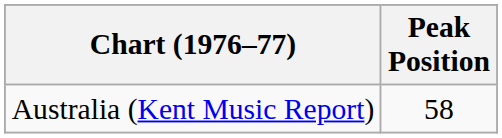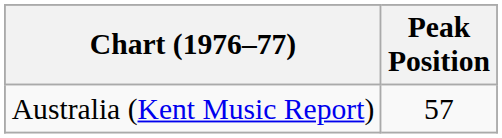(439, 108) 58 -> (439, 108) 57
